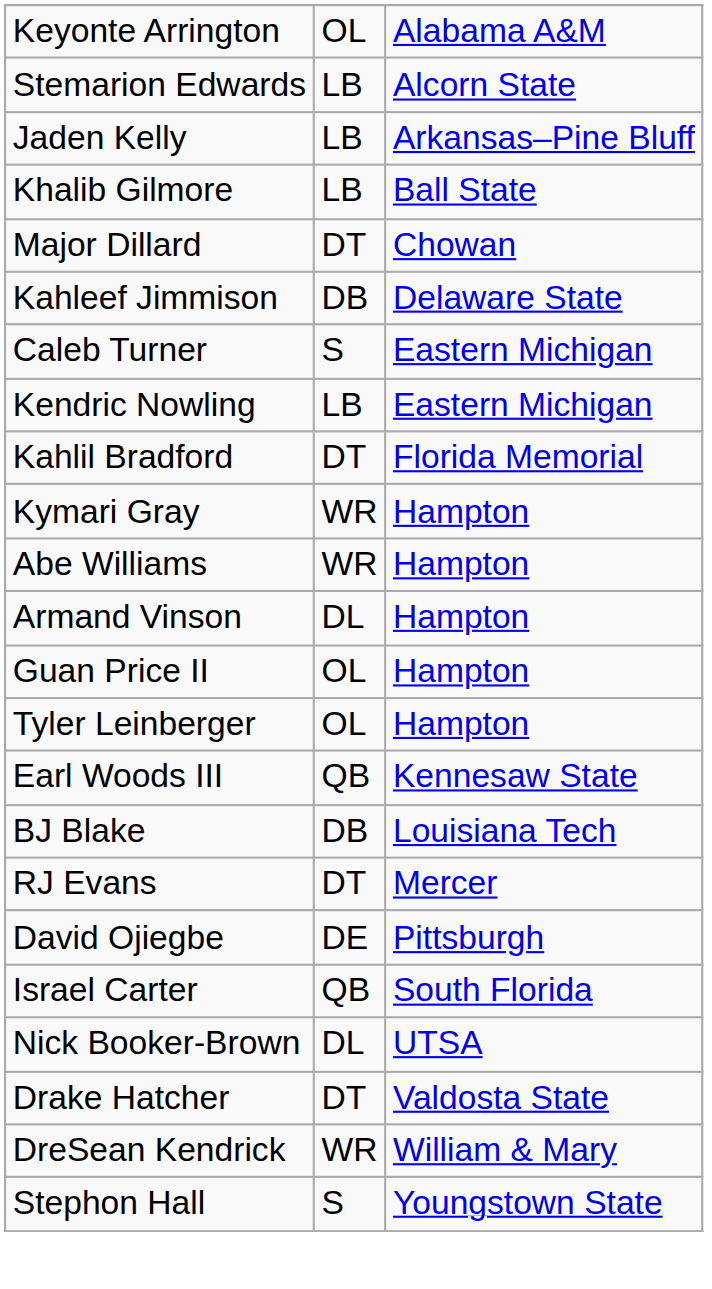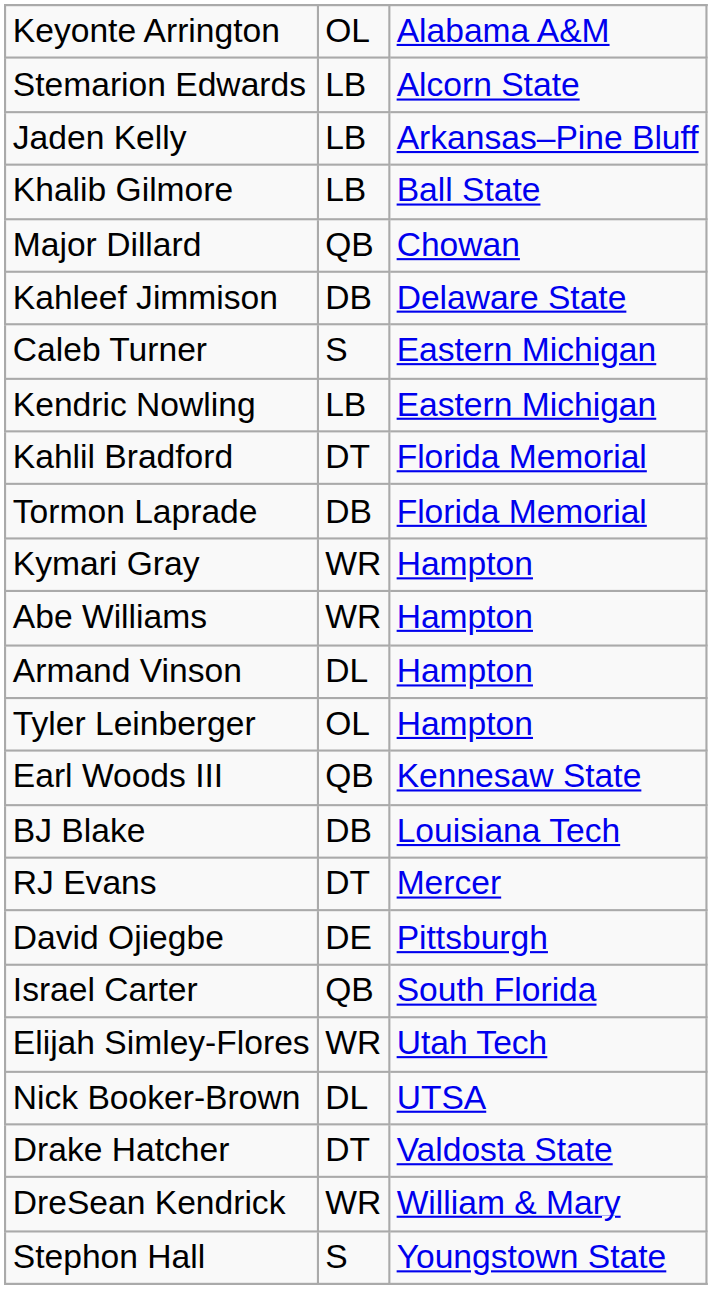(344, 244) DT -> (349, 244) QB
+ row: (135, 510)
- row: (111, 670)
+ row: (161, 1043)
